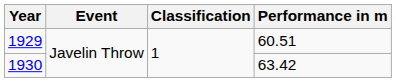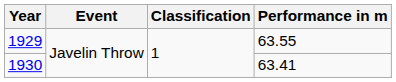(277, 41) 60.51 -> (277, 41) 63.55
(277, 65) 63.42 -> (277, 65) 63.41
